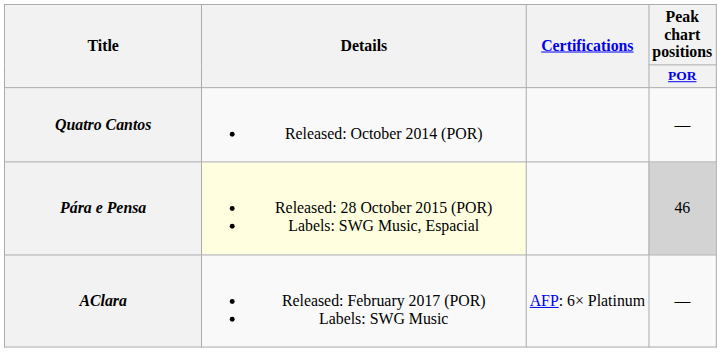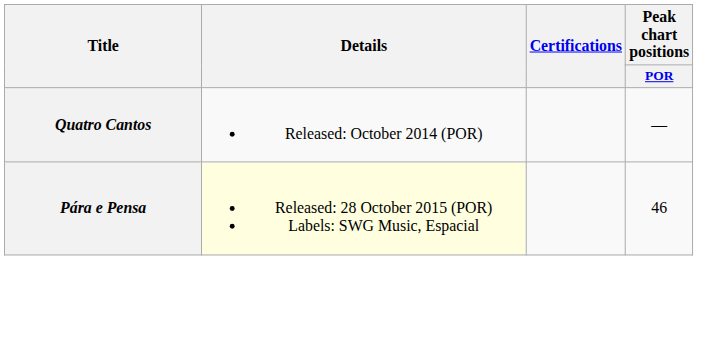(682, 208) lightgrey background -> (659, 208) no background
- row: (103, 300)
